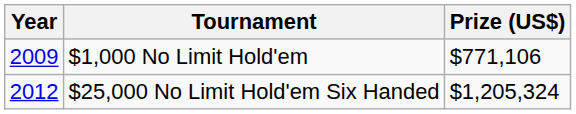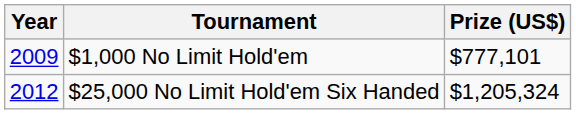(495, 56) $771,106 -> (495, 56) $777,101
